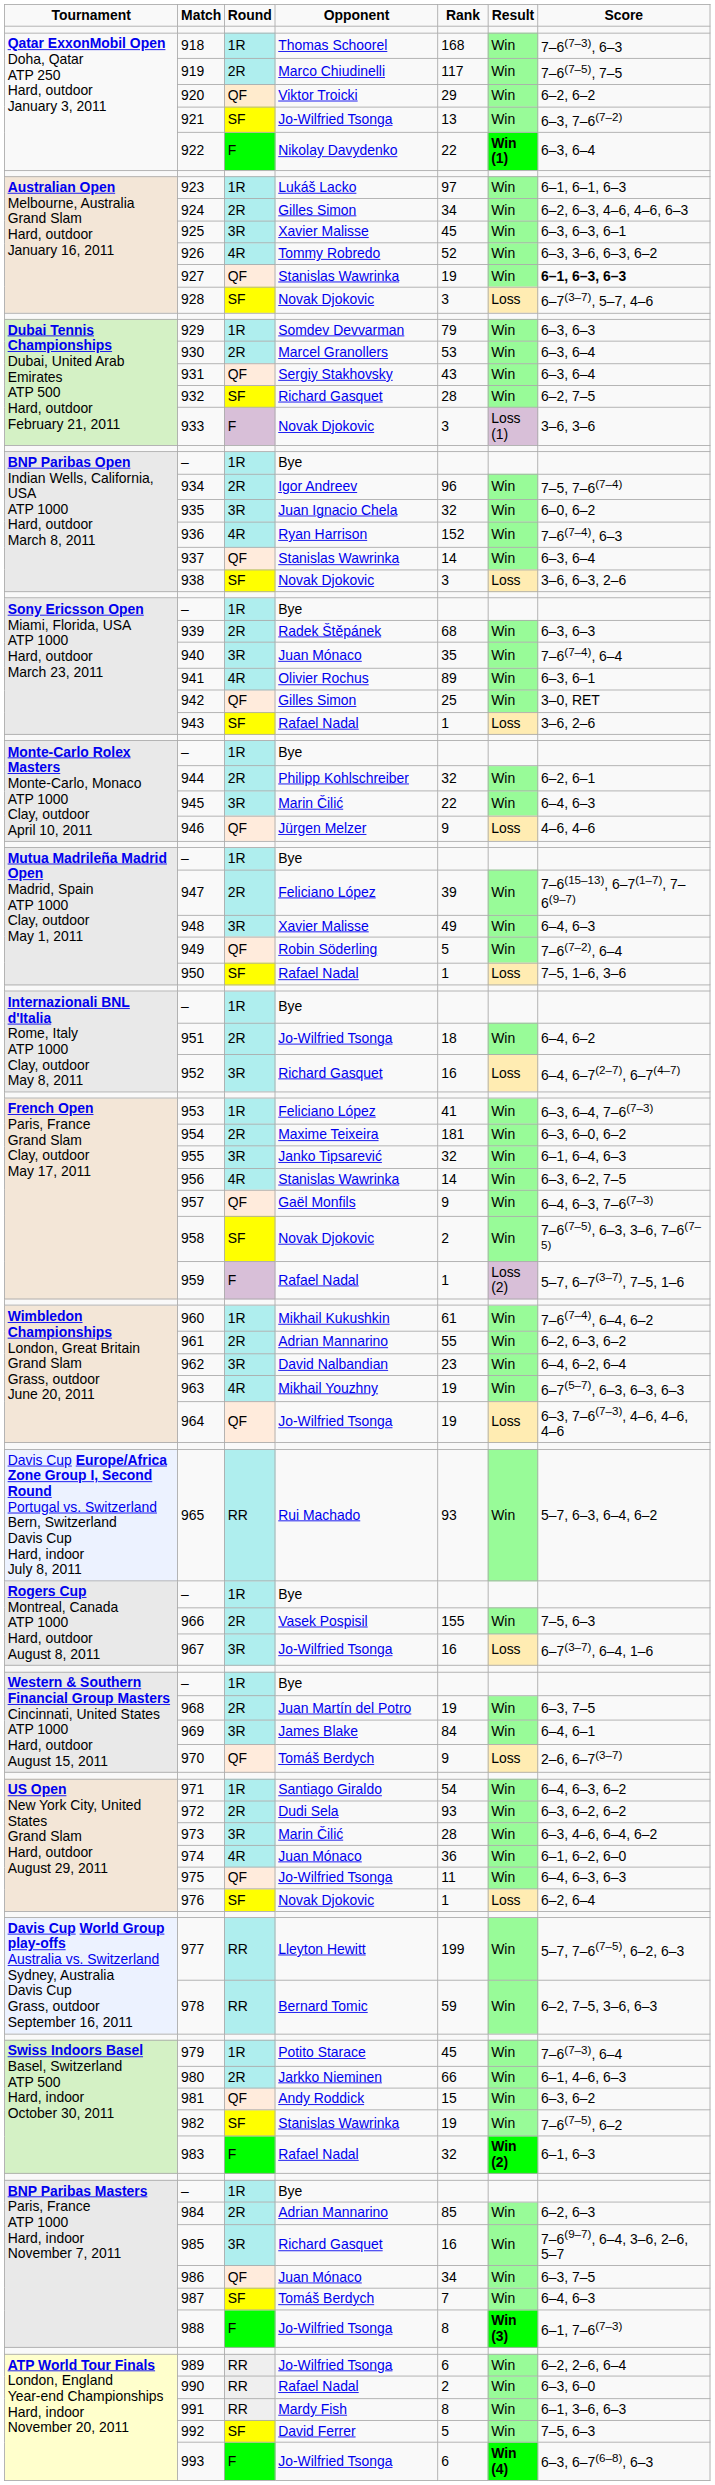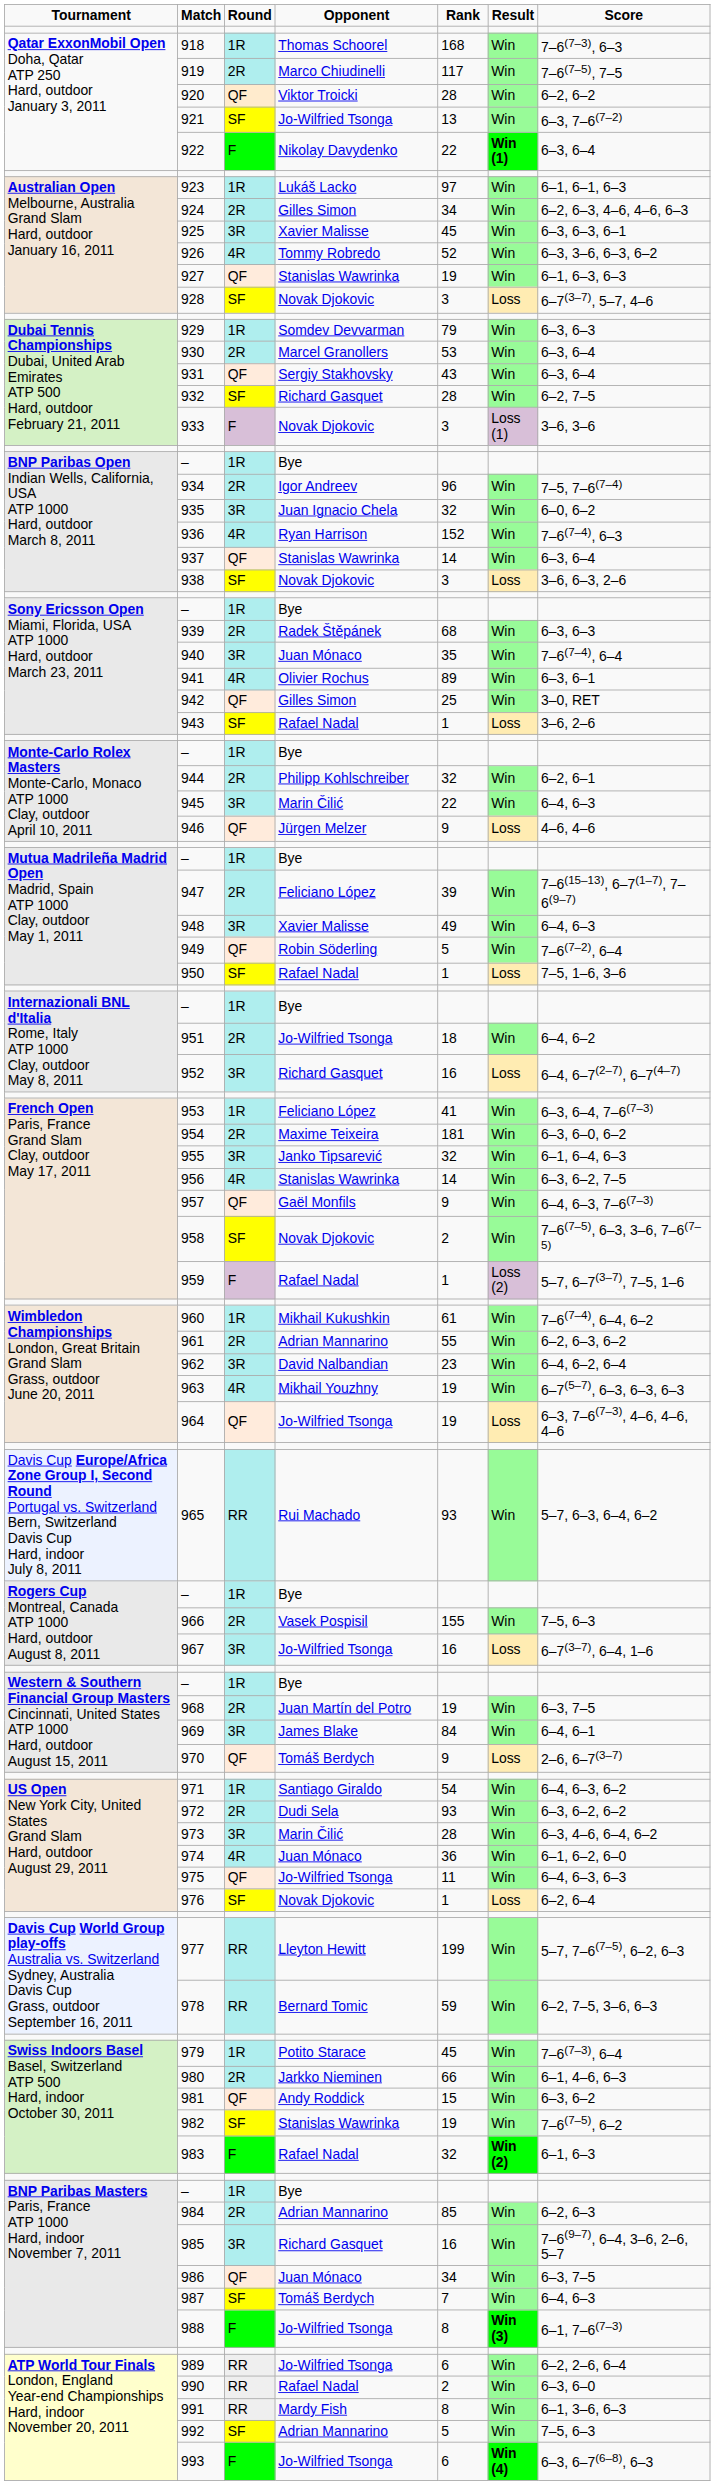(449, 95) 29 -> (449, 95) 28
(584, 276) bold -> (584, 276) normal
(317, 2431) David Ferrer -> (333, 2431) Adrian Mannarino
